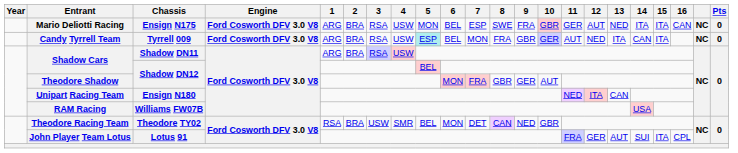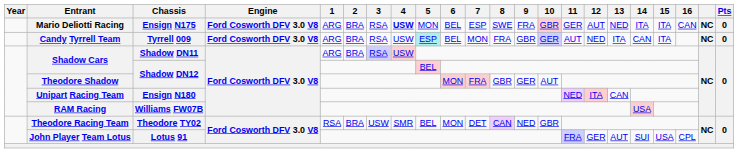(403, 25) normal -> (403, 25) bold
(662, 136) ITA -> (665, 136) USA
